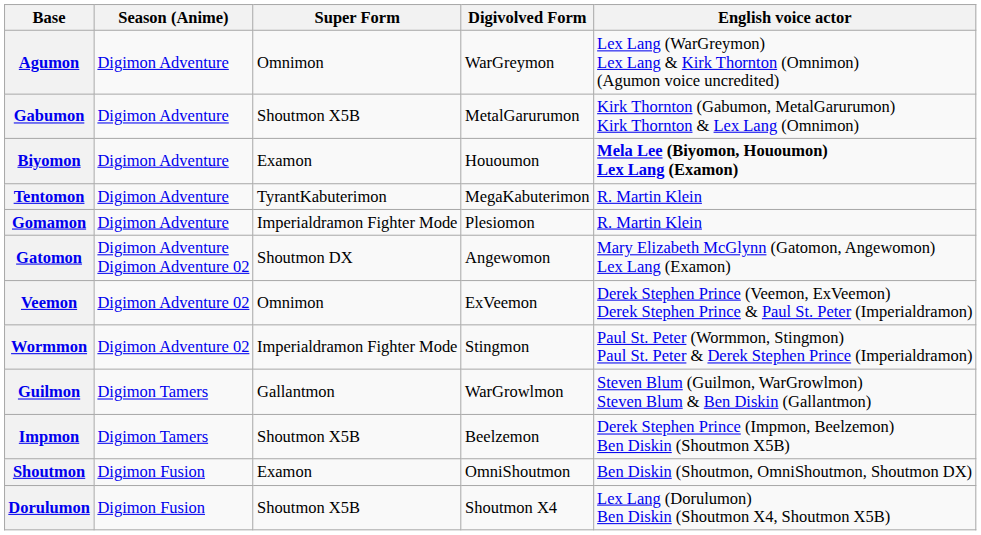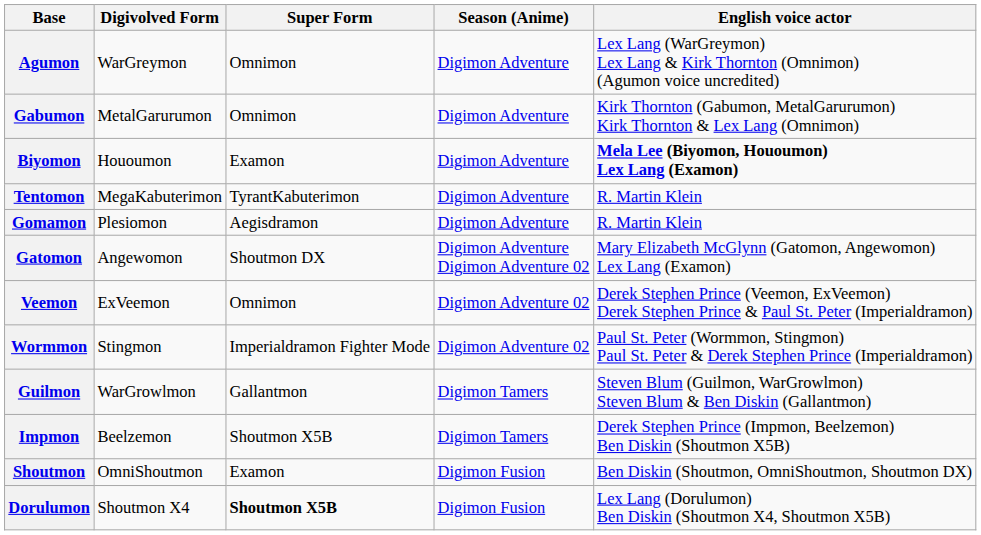columns swapped: (527, 17) <-> (173, 17)
(308, 116) Shoutmon X5B -> (263, 116) Omnimon
(357, 222) Imperialdramon Fighter Mode -> (274, 222) Aegisdramon
(308, 507) normal -> (283, 507) bold
